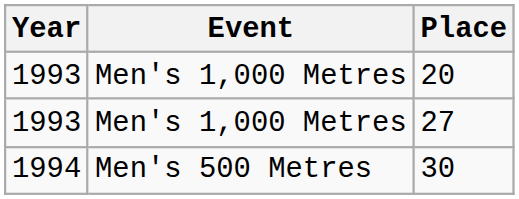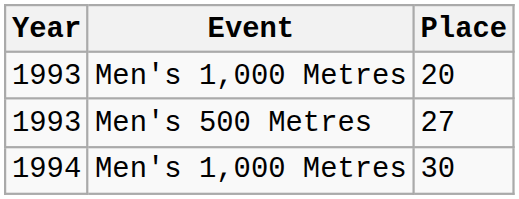(251, 123) Men's 1,000 Metres -> (234, 123) Men's 500 Metres
(234, 170) Men's 500 Metres -> (251, 170) Men's 1,000 Metres
